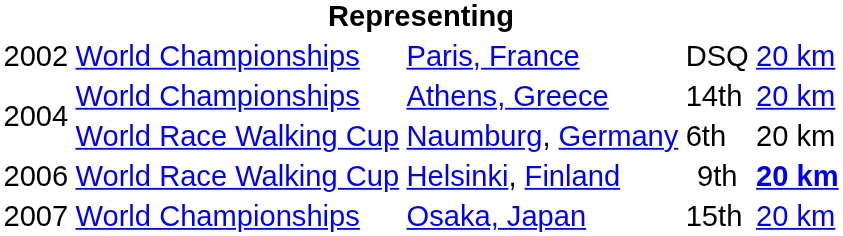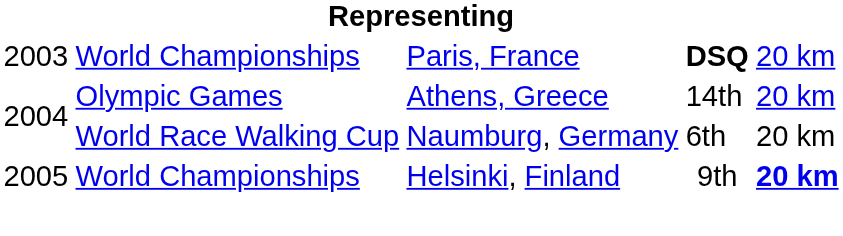(36, 56) 2002 -> (36, 56) 2003
(717, 56) normal -> (717, 56) bold
(218, 96) World Championships -> (179, 96) Olympic Games
(36, 176) 2006 -> (36, 176) 2005
(237, 176) World Race Walking Cup -> (218, 176) World Championships
- row: (496, 216)
